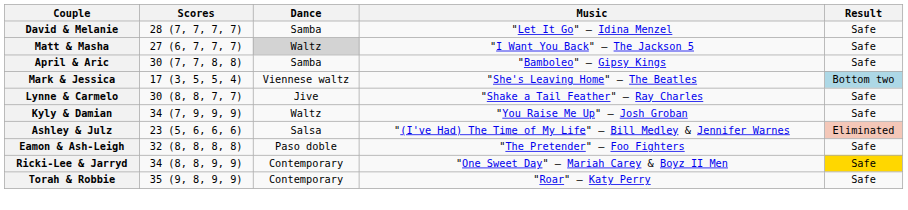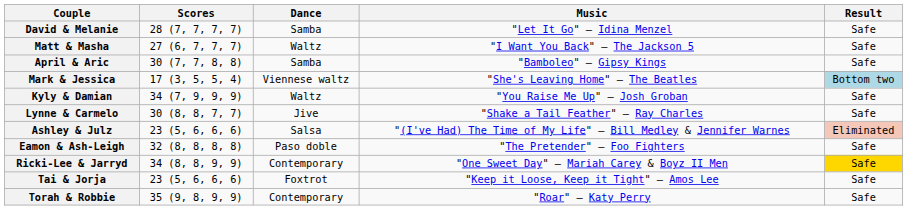(306, 46) lightgrey background -> (306, 46) no background
rows swapped: (72, 96) <-> (72, 113)
+ row: (72, 180)
